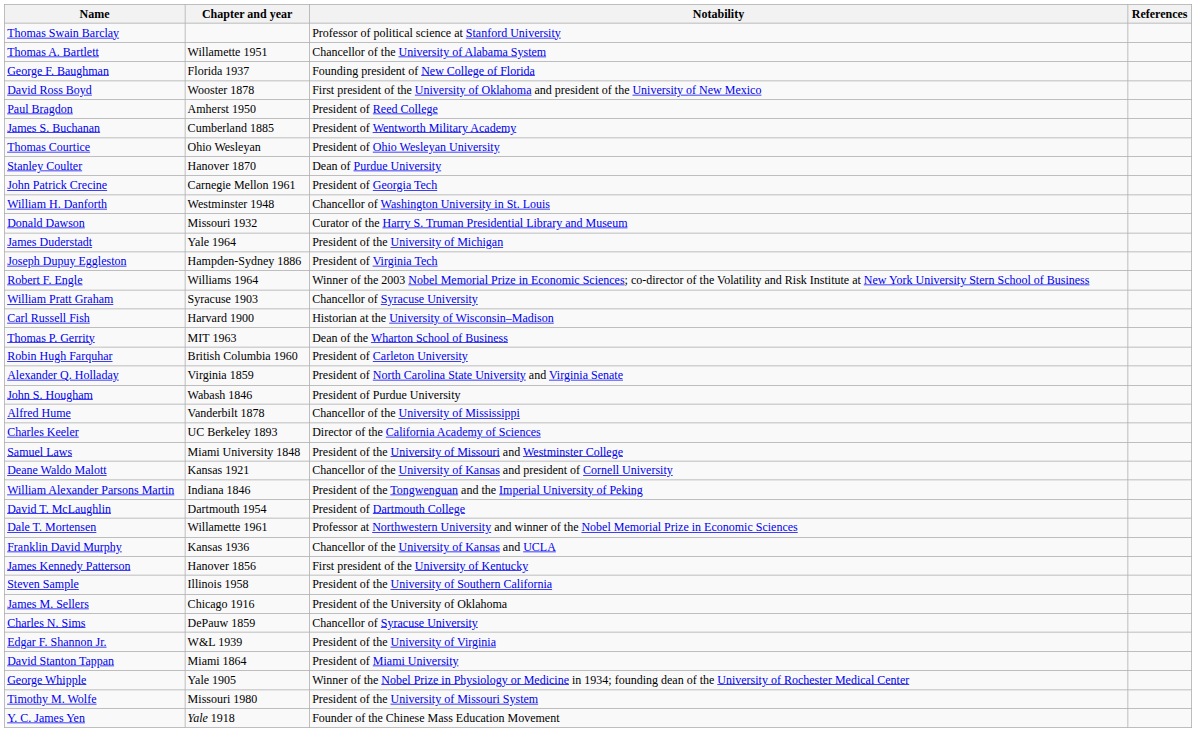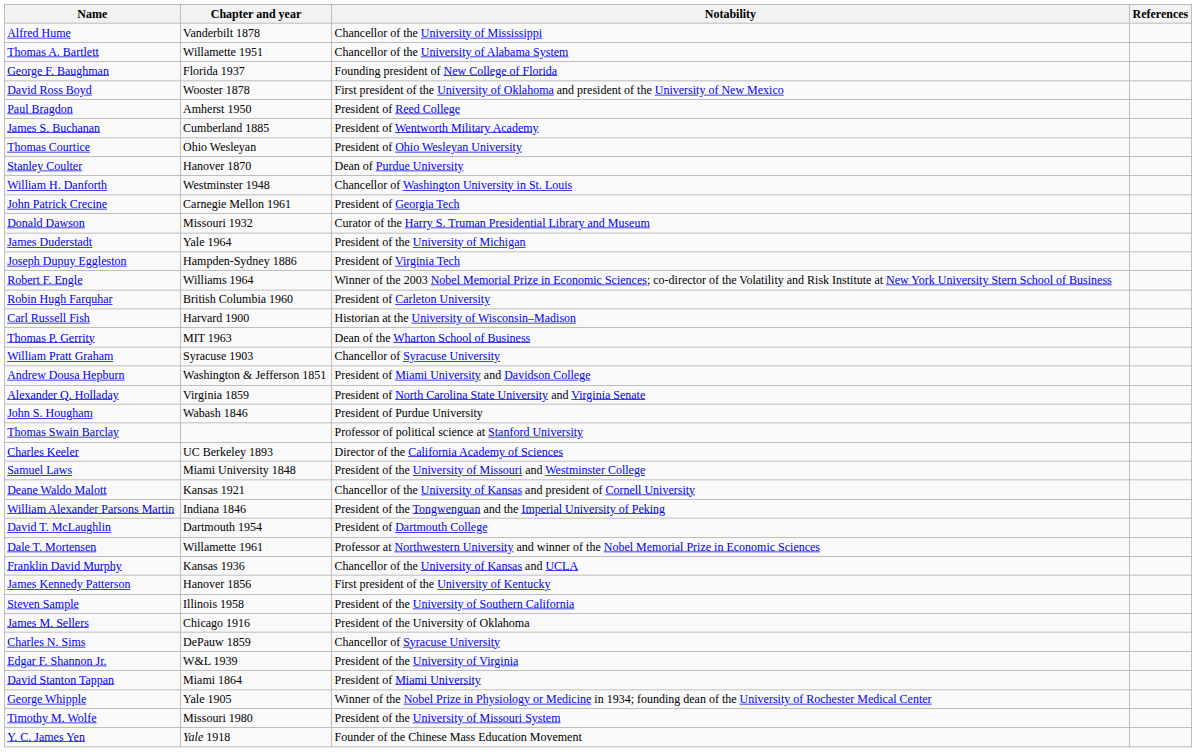rows swapped: (63, 33) <-> (39, 413)
rows swapped: (57, 185) <-> (57, 204)
rows swapped: (60, 356) <-> (60, 299)
+ row: (66, 375)
